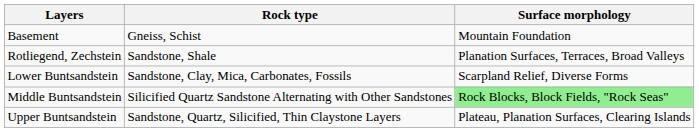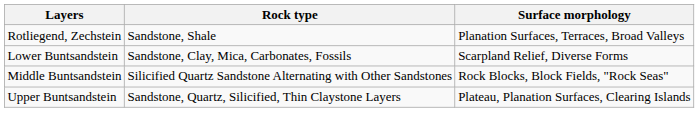- row: (33, 35)
(563, 96) lightgreen background -> (563, 76) no background
